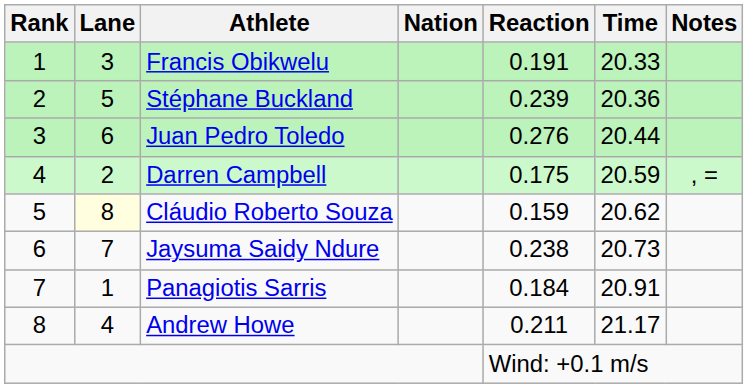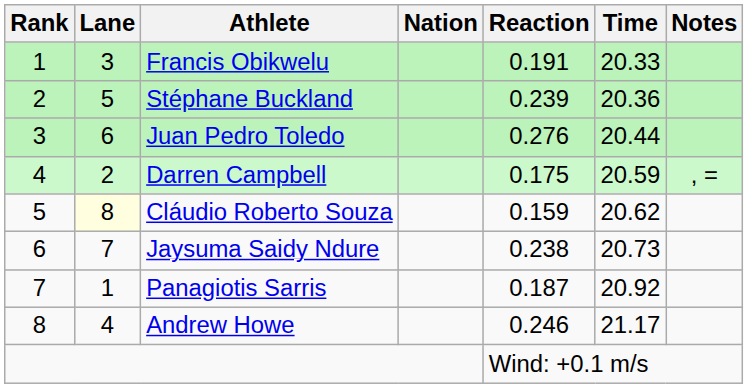(539, 288) 0.184 -> (539, 288) 0.187
(630, 288) 20.91 -> (630, 288) 20.92
(539, 325) 0.211 -> (539, 325) 0.246
